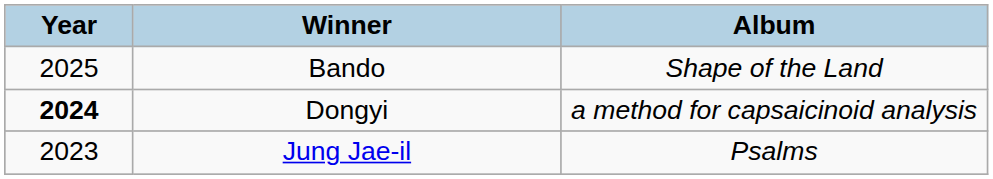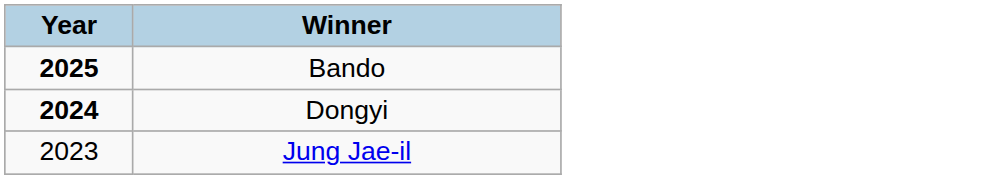- column: (774, 25)
(69, 67) normal -> (69, 67) bold
